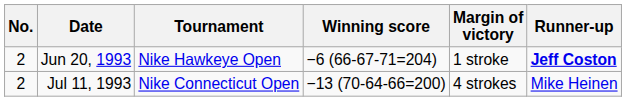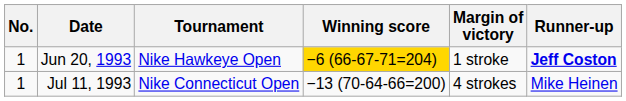(21, 59) 2 -> (21, 59) 1
(372, 59) no background -> (372, 59) gold background
(21, 84) 2 -> (21, 84) 1
